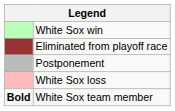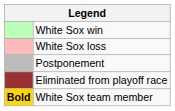rows swapped: (71, 81) <-> (101, 47)
(19, 97) no background -> (19, 97) gold background
